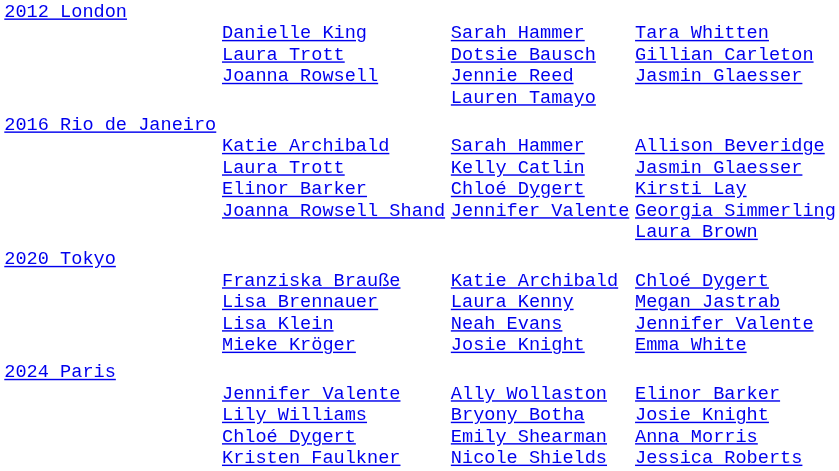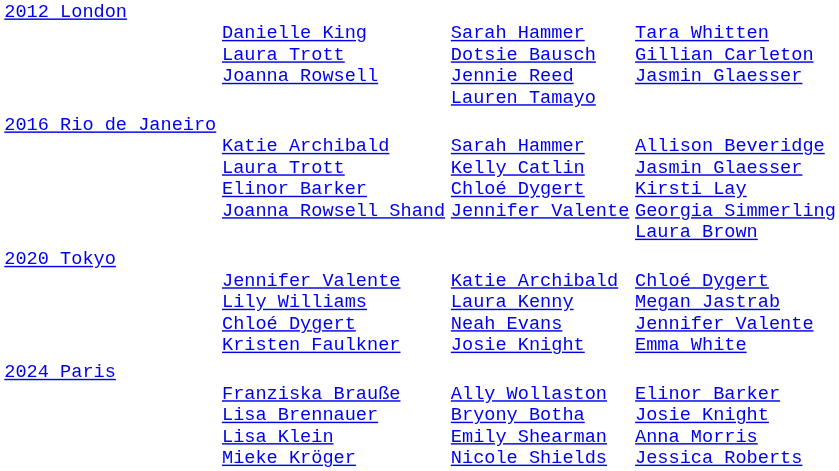(311, 313) Franziska Brauße Lisa Brennauer Lisa Klein Mieke Kröger -> (311, 313) Jennifer Valente Lily Williams Chloé Dygert Kristen Faulkner
(311, 426) Jennifer Valente Lily Williams Chloé Dygert Kristen Faulkner -> (311, 426) Franziska Brauße Lisa Brennauer Lisa Klein Mieke Kröger
